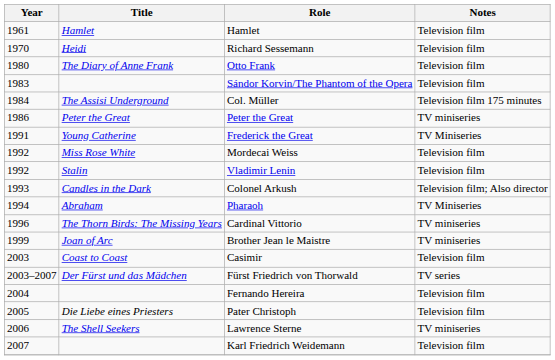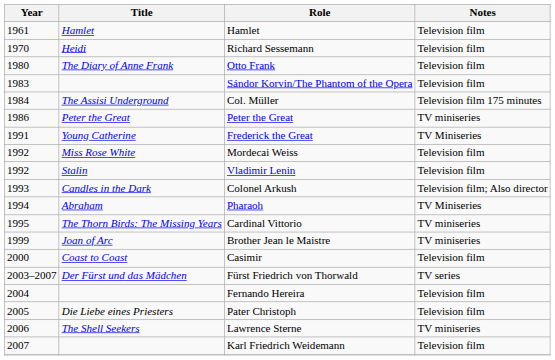(18, 223) 1996 -> (18, 223) 1995
(18, 258) 2003 -> (18, 258) 2000
